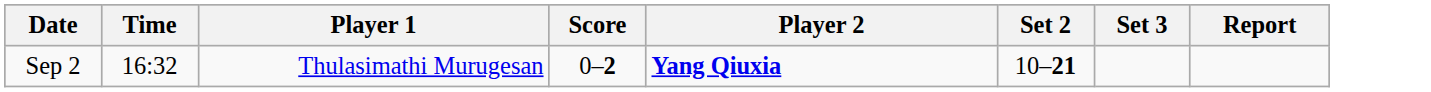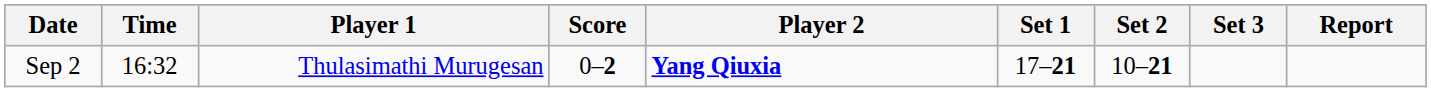+ column: (1045, 25)
